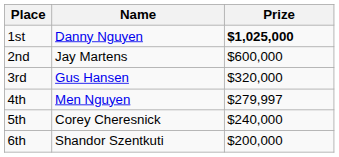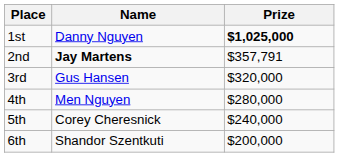(91, 57) normal -> (93, 57) bold
(255, 57) $600,000 -> (255, 57) $357,791
(255, 99) $279,997 -> (255, 99) $280,000
